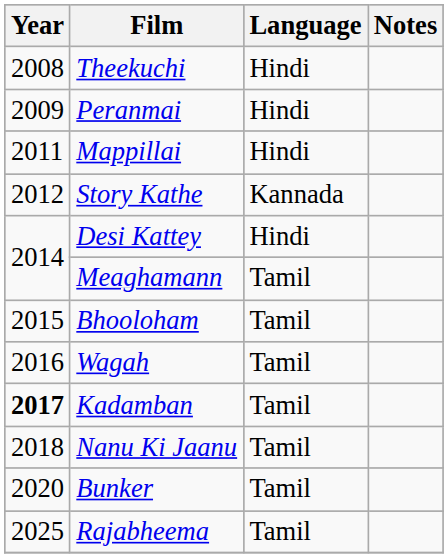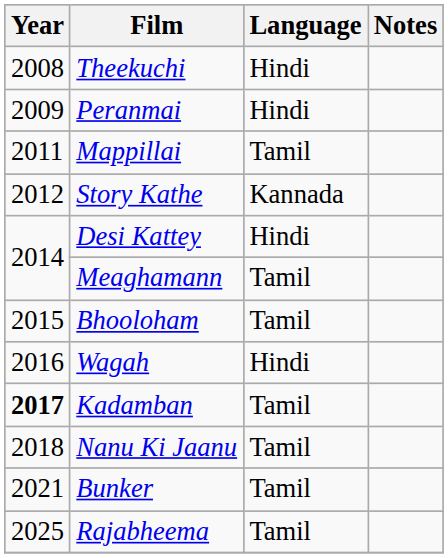(280, 151) Hindi -> (280, 151) Tamil
(280, 362) Tamil -> (280, 362) Hindi
(38, 488) 2020 -> (38, 488) 2021
